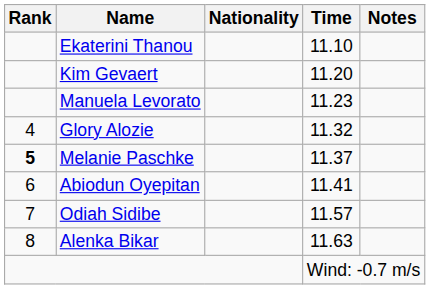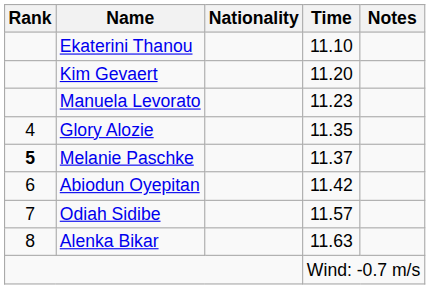(331, 130) 11.32 -> (331, 130) 11.35
(331, 185) 11.41 -> (331, 185) 11.42
